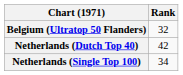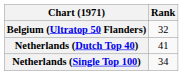(163, 45) 42 -> (163, 45) 41
